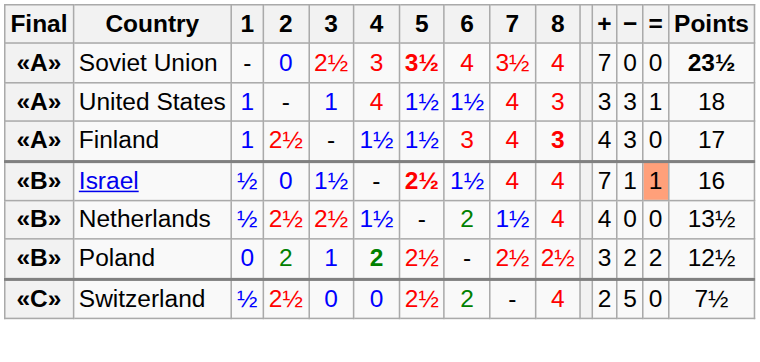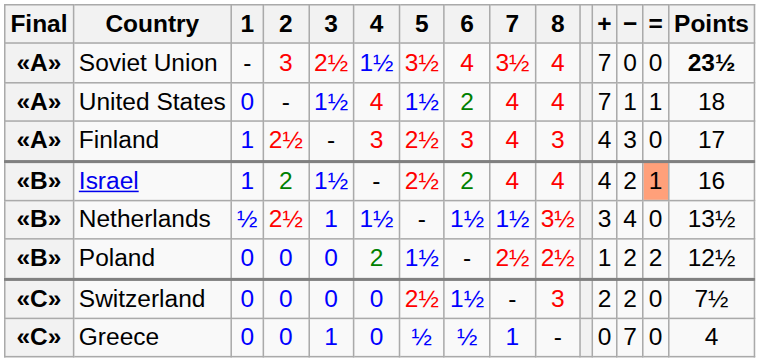(286, 62) 0 -> (286, 62) 3
(376, 62) 3 -> (376, 62) 1½
(422, 62) bold -> (422, 62) normal
(247, 101) 1 -> (247, 101) 0
(331, 101) 1 -> (331, 101) 1½
(467, 101) 1½ -> (467, 101) 2
(558, 101) 3 -> (558, 101) 4
(605, 101) 3 -> (605, 101) 7
(630, 101) 3 -> (630, 101) 1
(376, 140) 1½ -> (376, 140) 3
(422, 140) 1½ -> (422, 140) 2½
(558, 140) bold -> (558, 140) normal
(247, 180) ½ -> (247, 180) 1
(286, 180) 0 -> (286, 180) 2
(422, 180) bold -> (422, 180) normal
(467, 180) 1½ -> (467, 180) 2
(605, 180) 7 -> (605, 180) 4
(630, 180) 1 -> (630, 180) 2
(331, 219) 2½ -> (331, 219) 1
(467, 219) 2 -> (467, 219) 1½
(558, 219) 4 -> (558, 219) 3½
(605, 219) 4 -> (605, 219) 3
(630, 219) 0 -> (630, 219) 4
(286, 258) 2 -> (286, 258) 0
(331, 258) 1 -> (331, 258) 0
(376, 258) bold -> (376, 258) normal
(422, 258) 2½ -> (422, 258) 1½
(605, 258) 3 -> (605, 258) 1
(247, 298) ½ -> (247, 298) 0
(286, 298) 2½ -> (286, 298) 0
(467, 298) 2 -> (467, 298) 1½
(558, 298) 4 -> (558, 298) 3
(630, 298) 5 -> (630, 298) 2
+ row: (119, 337)
